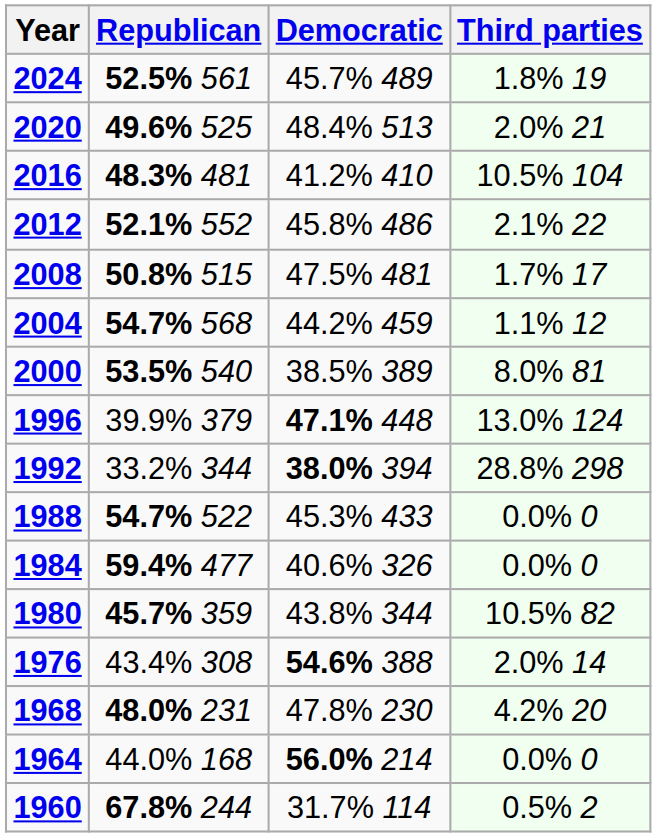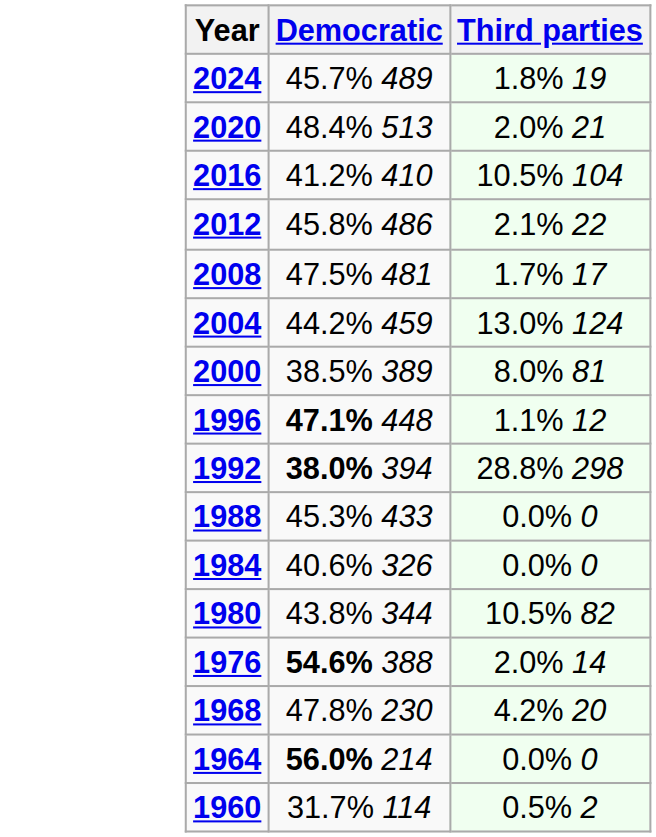- column: (179, 30)
(550, 322) 1.1% 12 -> (550, 322) 13.0% 124
(550, 419) 13.0% 124 -> (550, 419) 1.1% 12
